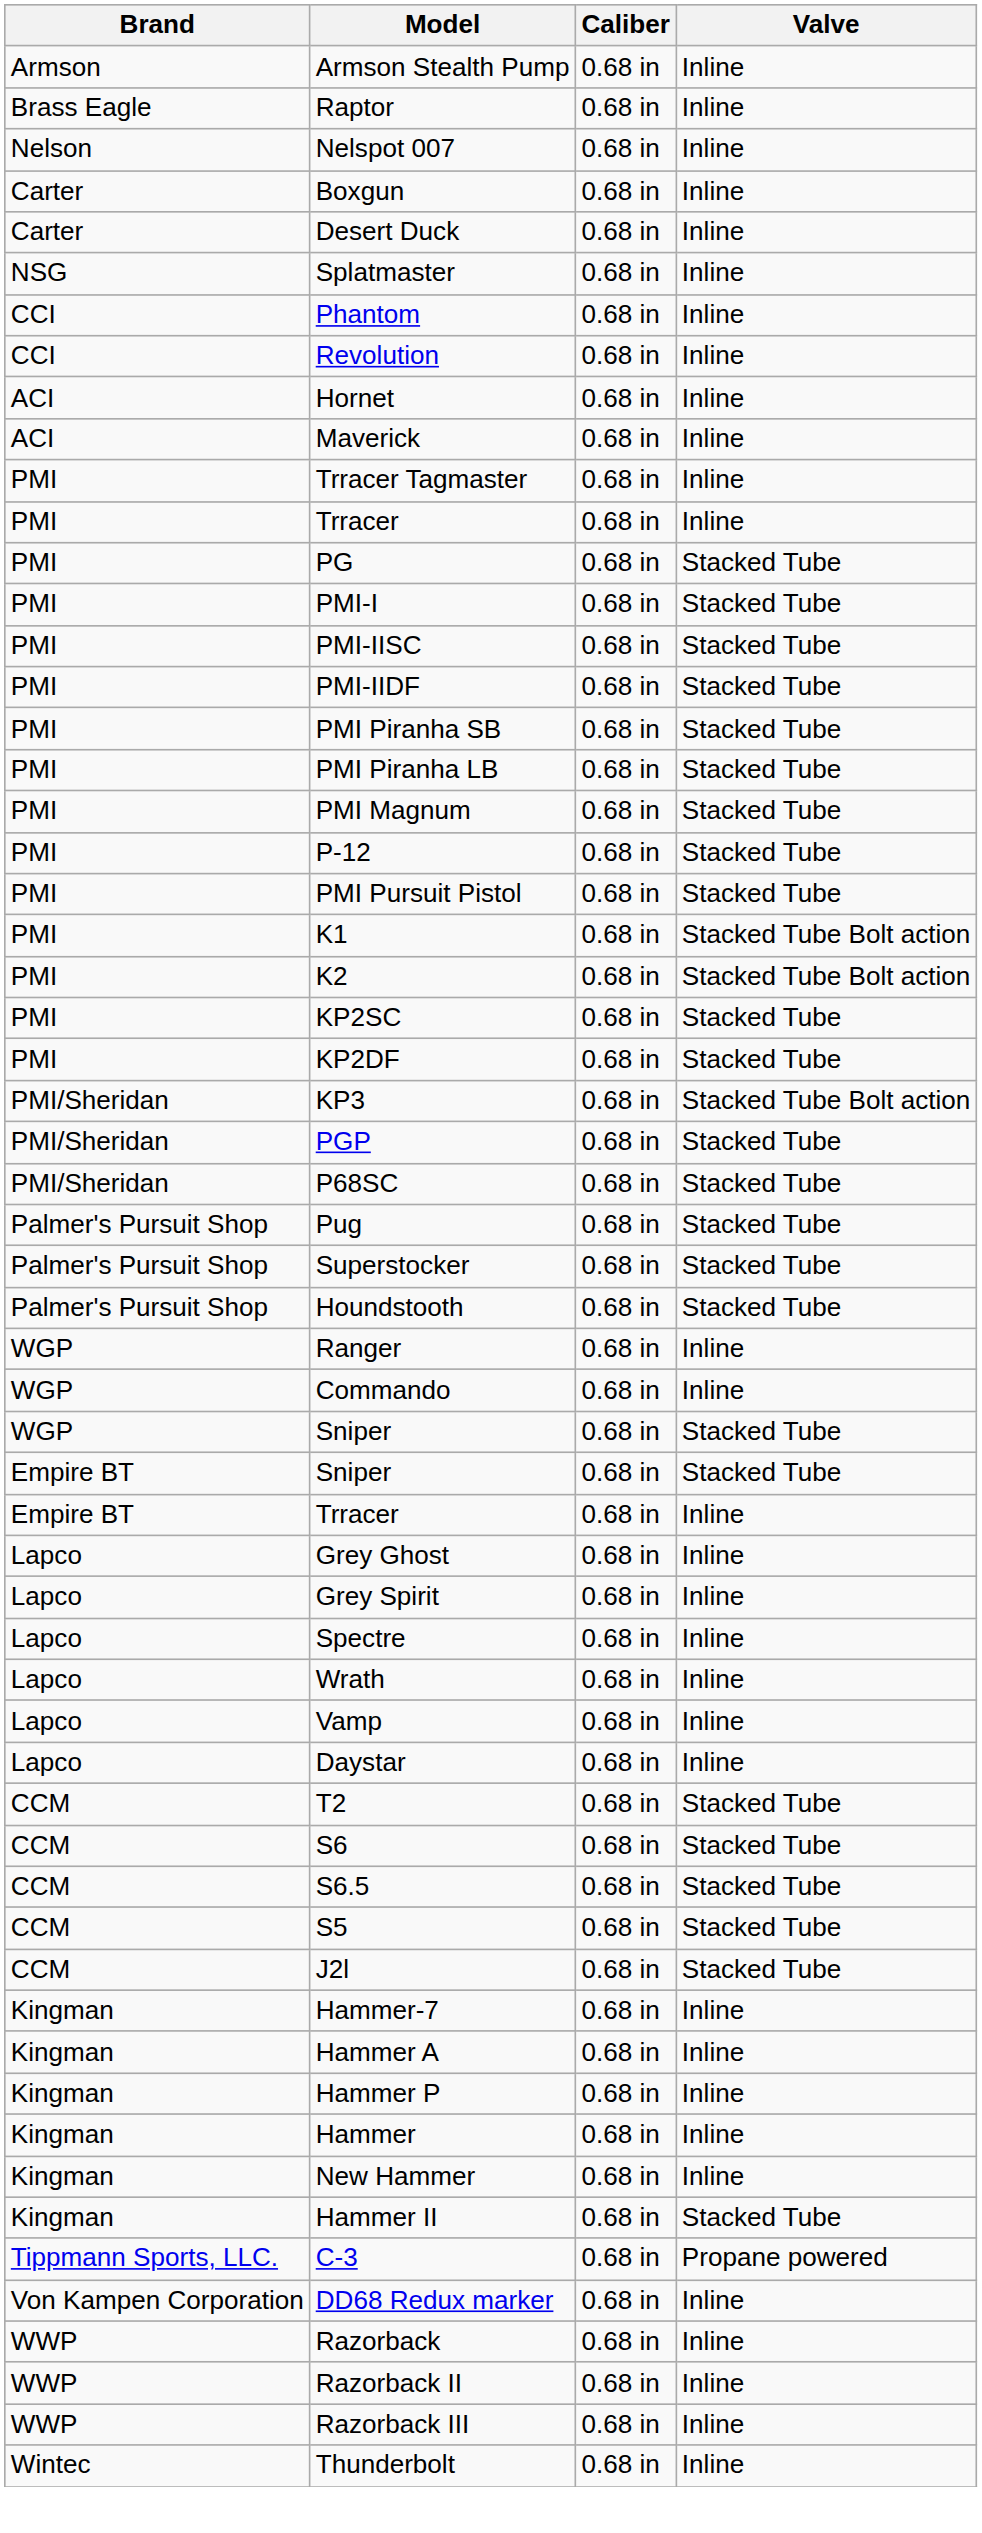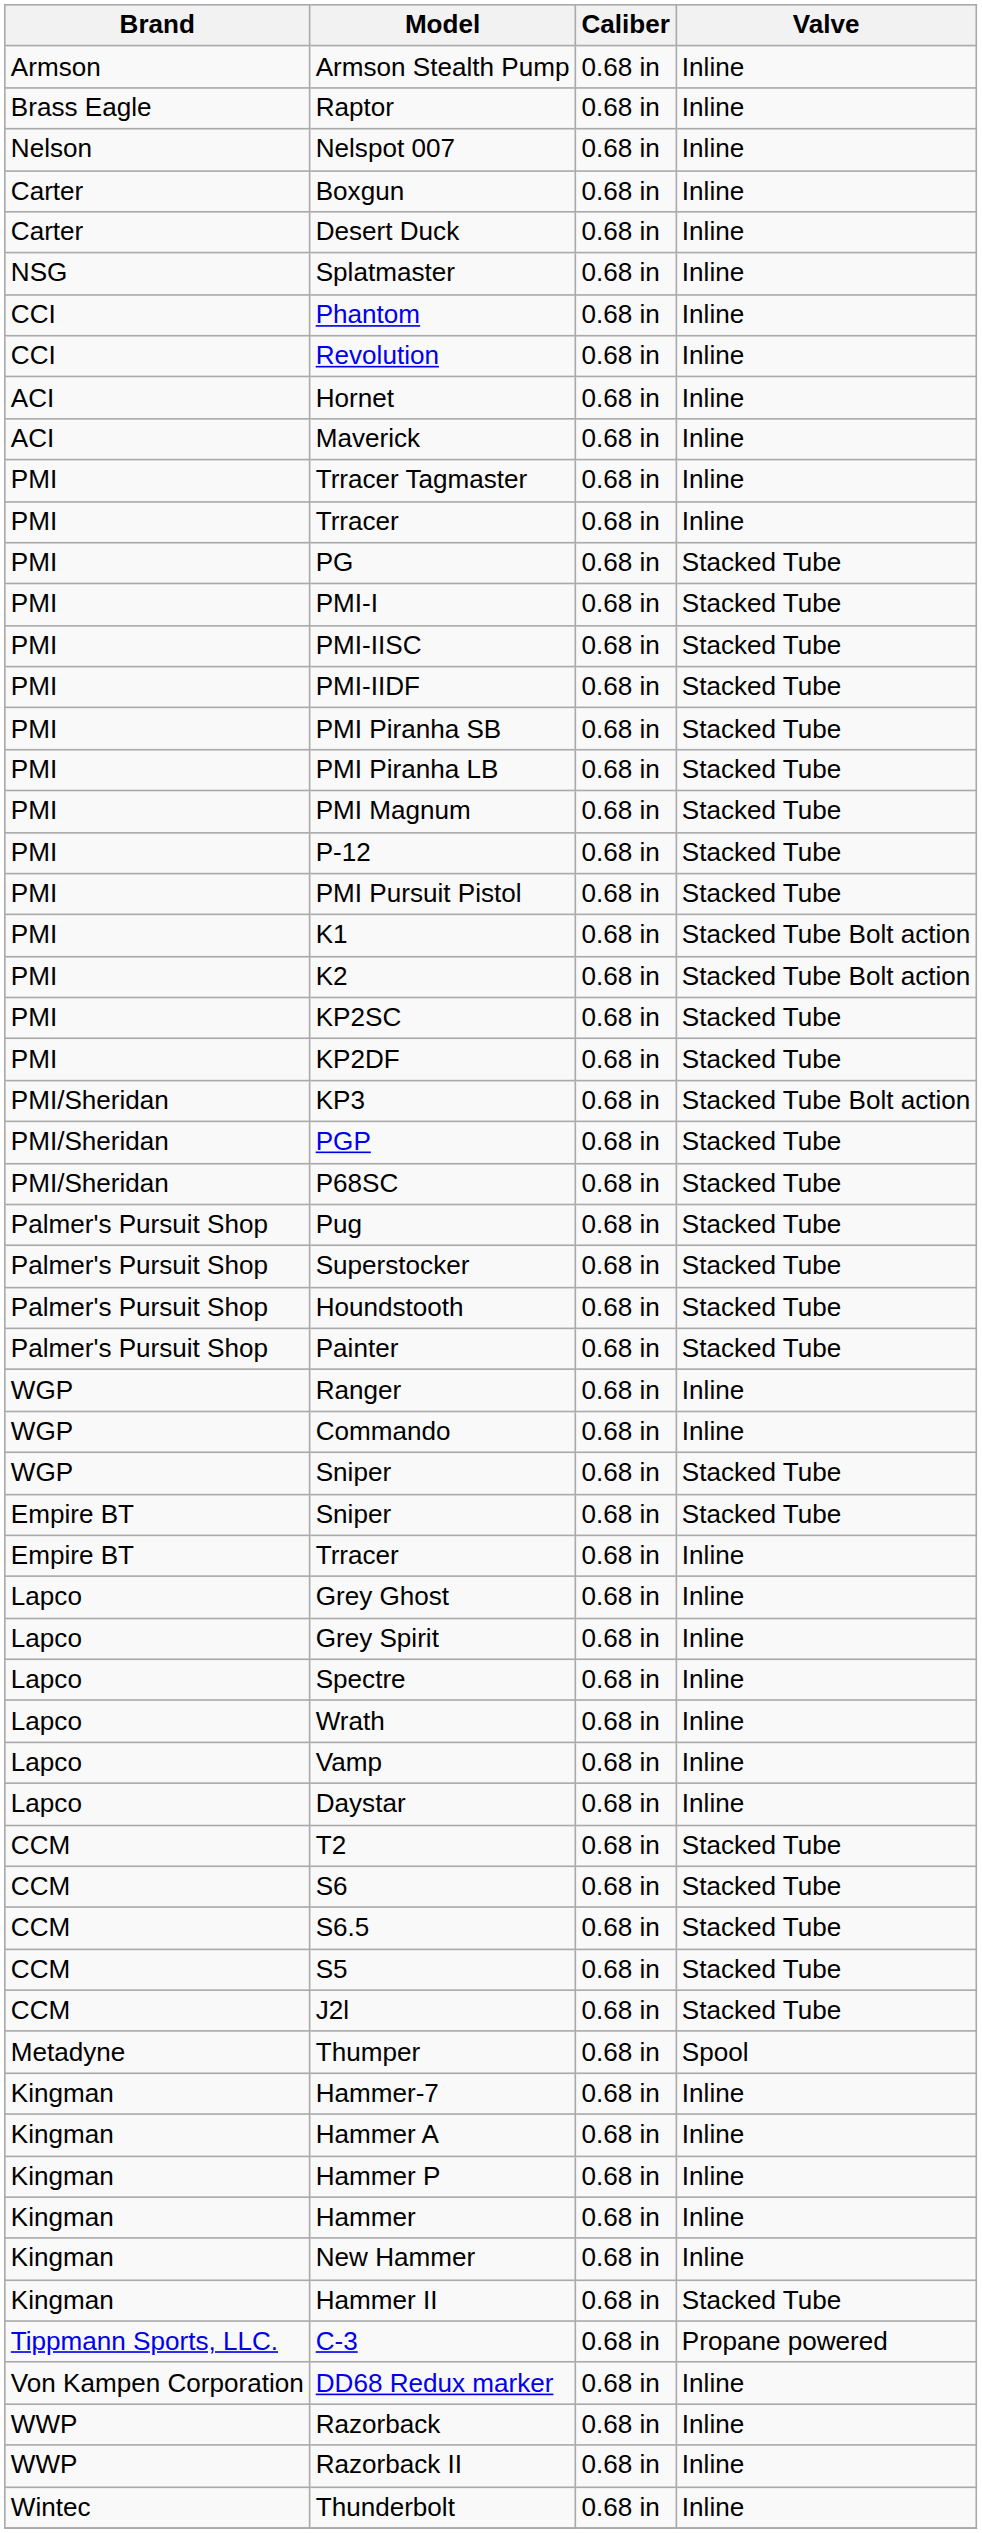+ row: (139, 1348)
+ row: (68, 2051)
- row: (44, 2424)
